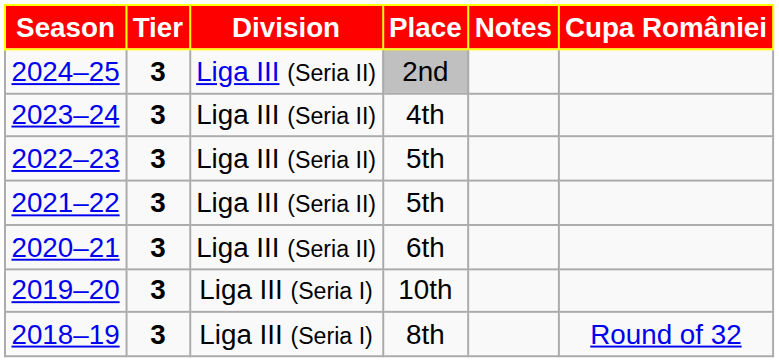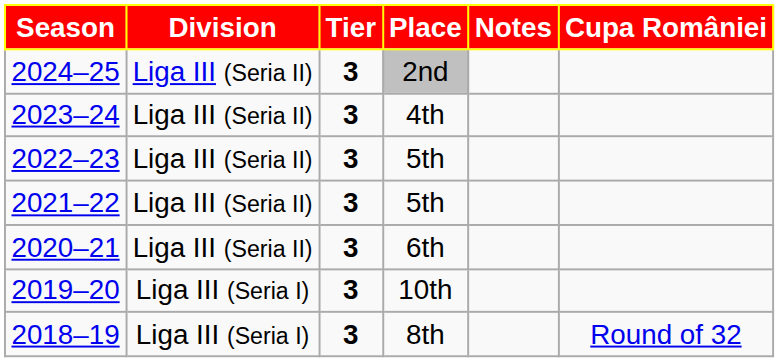columns swapped: (158, 27) <-> (286, 27)
